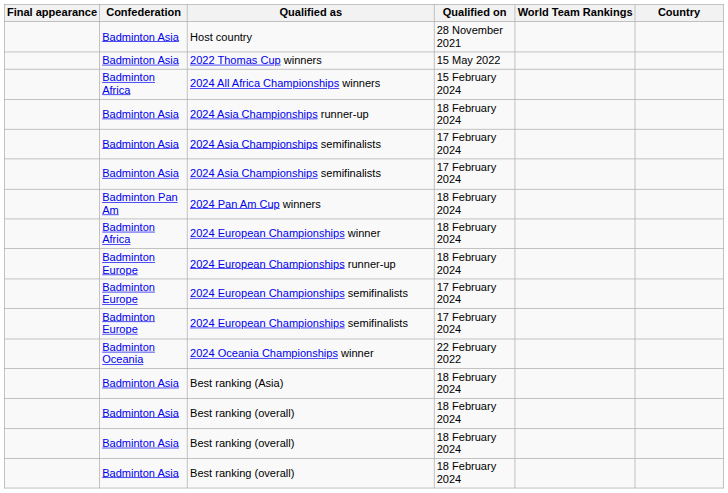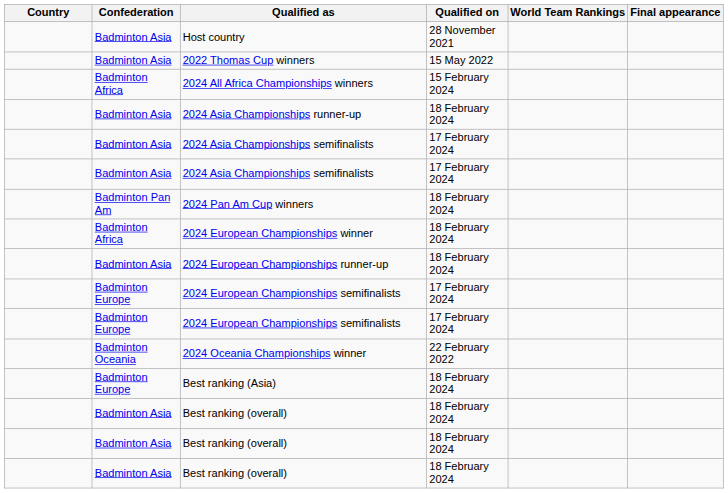columns swapped: (679, 13) <-> (52, 13)
(129, 263) Badminton Europe -> (133, 263) Badminton Asia
(141, 383) Badminton Asia -> (121, 383) Badminton Europe
